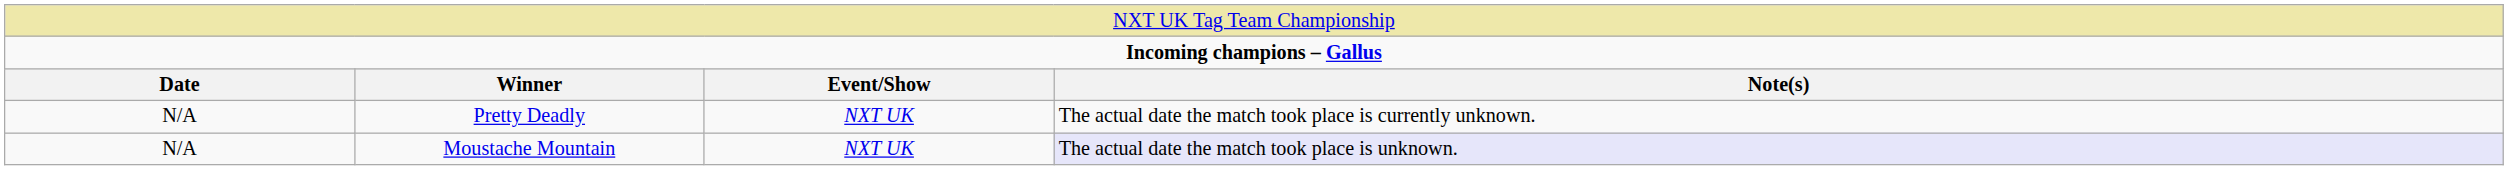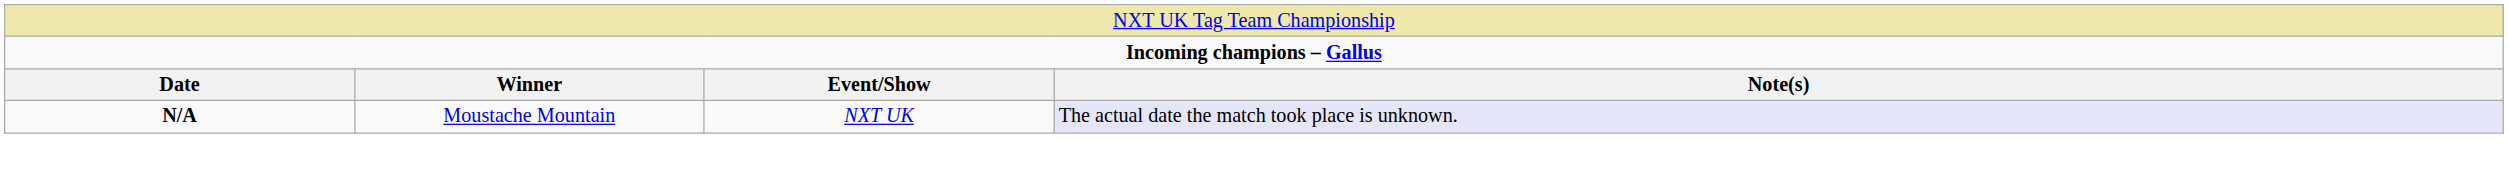- row: (529, 116)
(180, 148) normal -> (180, 116) bold
